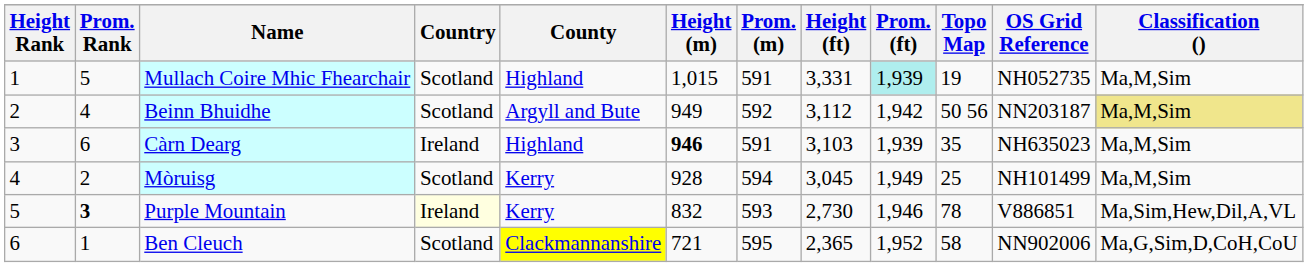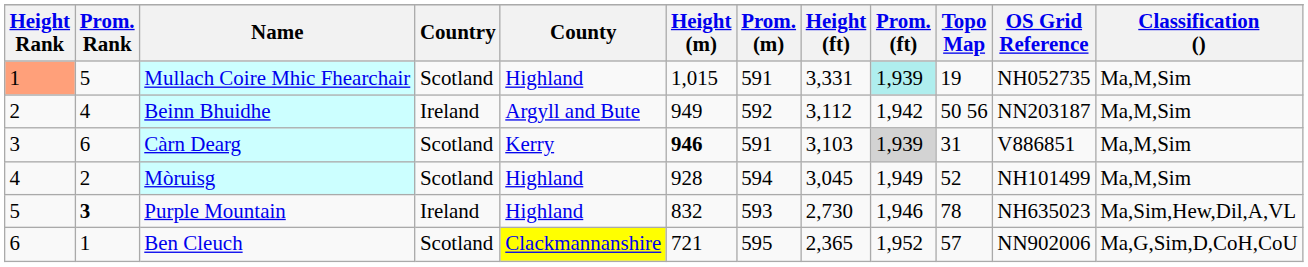(15, 77) no background -> (15, 77) lightsalmon background
(457, 111) Scotland -> (450, 111) Ireland
(1146, 111) khaki background -> (1146, 111) no background
(450, 144) Ireland -> (457, 144) Scotland
(544, 144) Highland -> (530, 144) Kerry
(900, 144) no background -> (900, 144) lightgrey background
(951, 144) 35 -> (951, 144) 31
(1044, 144) NH635023 -> (1036, 144) V886851
(530, 177) Kerry -> (544, 177) Highland
(951, 177) 25 -> (951, 177) 52
(450, 210) lightyellow background -> (450, 210) no background
(530, 210) Kerry -> (544, 210) Highland
(1036, 210) V886851 -> (1044, 210) NH635023
(951, 244) 58 -> (951, 244) 57
